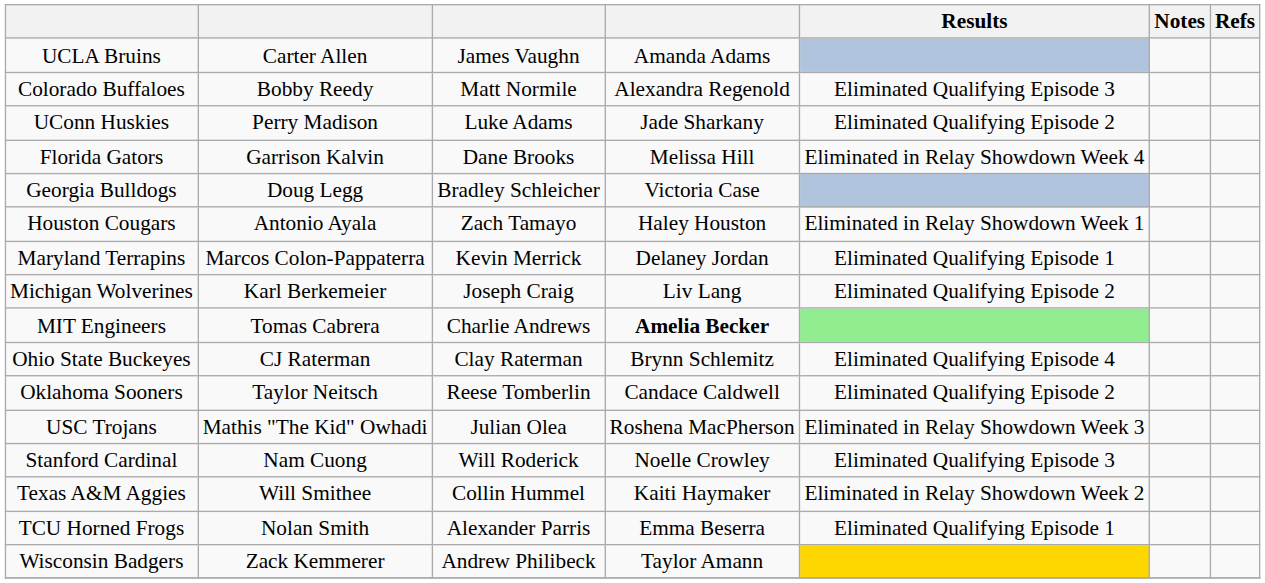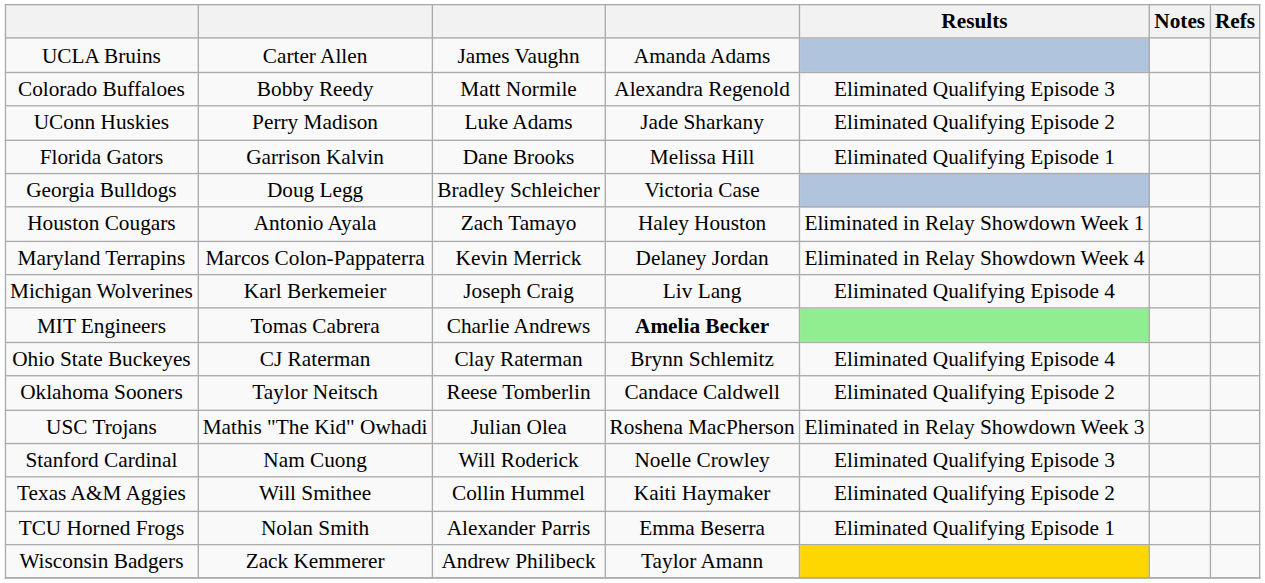(974, 156) Eliminated in Relay Showdown Week 4 -> (974, 156) Eliminated Qualifying Episode 1
(974, 257) Eliminated Qualifying Episode 1 -> (974, 257) Eliminated in Relay Showdown Week 4
(974, 291) Eliminated Qualifying Episode 2 -> (974, 291) Eliminated Qualifying Episode 4
(974, 493) Eliminated in Relay Showdown Week 2 -> (974, 493) Eliminated Qualifying Episode 2
